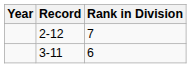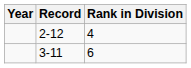(90, 33) 7 -> (90, 33) 4
